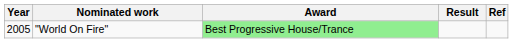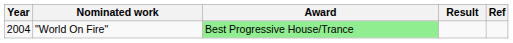(19, 29) 2005 -> (19, 29) 2004
